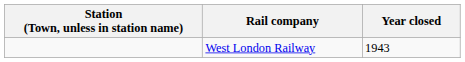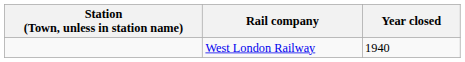(377, 47) 1943 -> (377, 47) 1940
